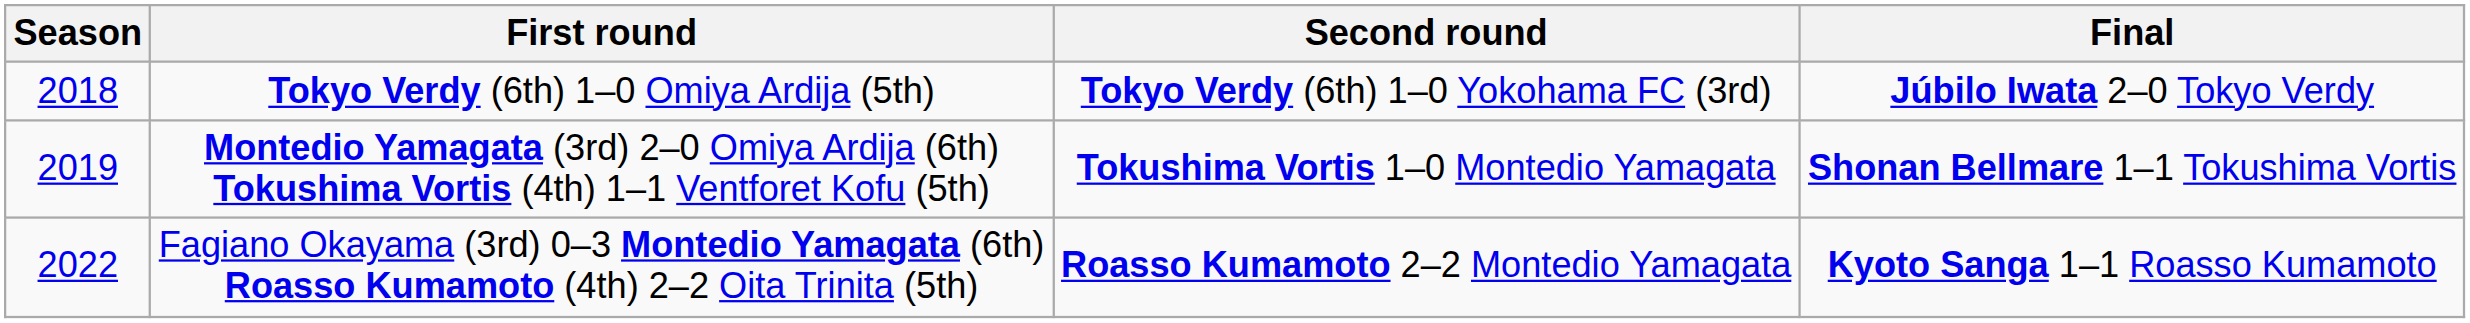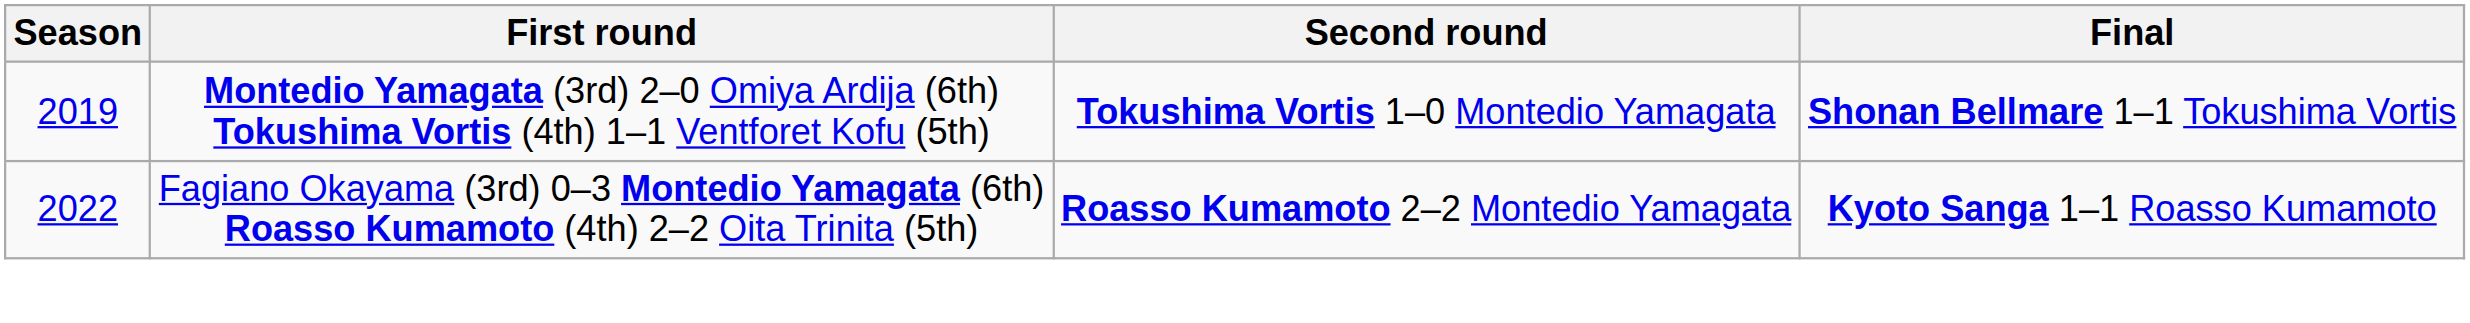- row: (602, 90)
